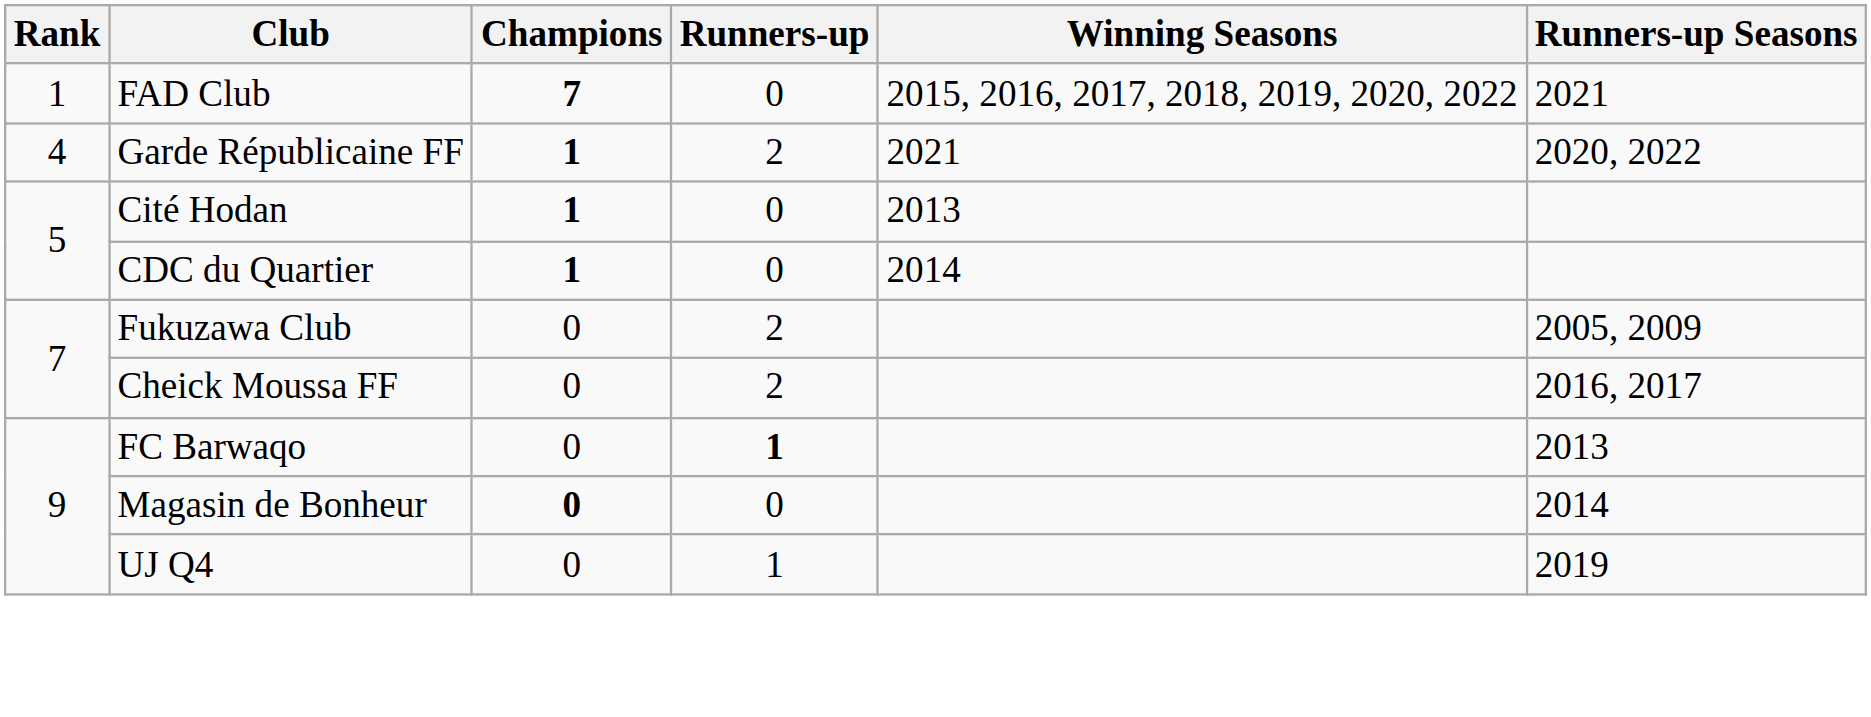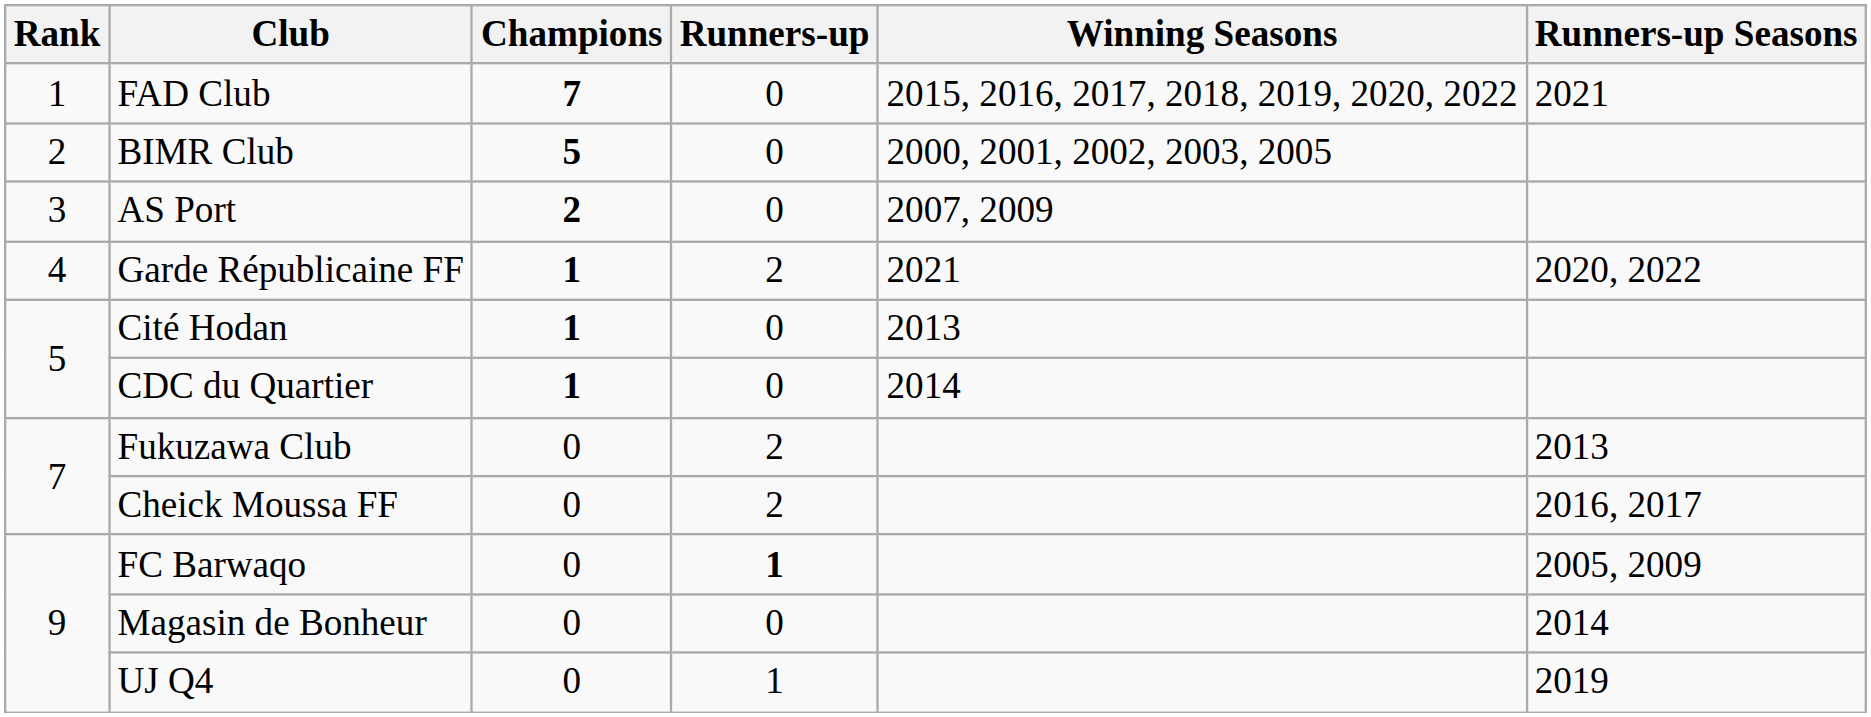+ row: (206, 151)
+ row: (177, 210)
(1618, 328) 2005, 2009 -> (1572, 446) 2013
(1572, 446) 2013 -> (1618, 563) 2005, 2009
(572, 504) bold -> (572, 622) normal
